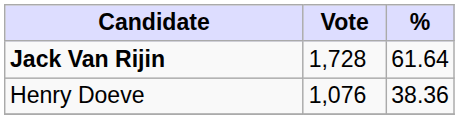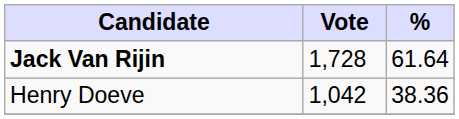(337, 95) 1,076 -> (337, 95) 1,042
